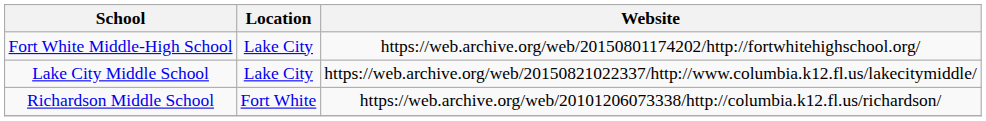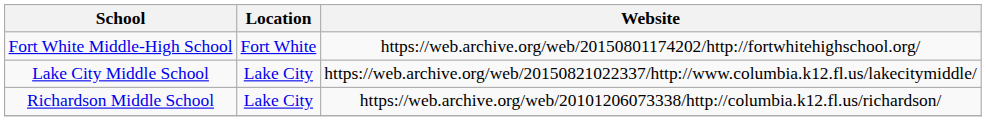(278, 45) Lake City -> (278, 45) Fort White
(278, 101) Fort White -> (278, 101) Lake City
